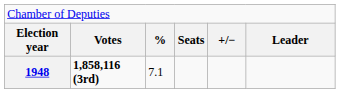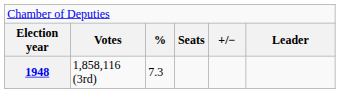(97, 72) bold -> (97, 72) normal
(156, 72) 7.1 -> (156, 72) 7.3
